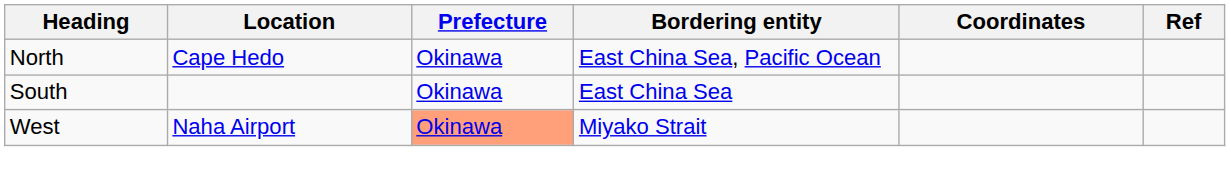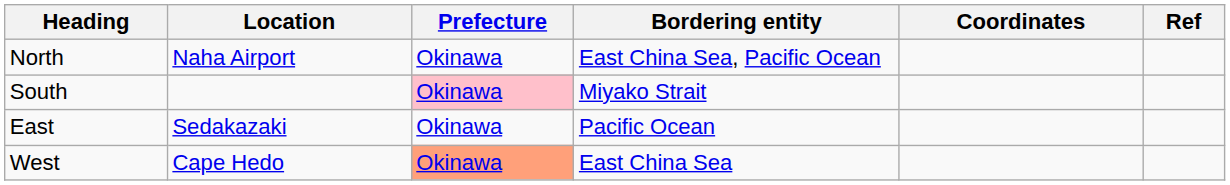(228, 57) Cape Hedo -> (234, 57) Naha Airport
(459, 92) no background -> (459, 92) pink background
(656, 92) East China Sea -> (643, 92) Miyako Strait
+ row: (32, 127)
(234, 127) Naha Airport -> (228, 162) Cape Hedo
(643, 127) Miyako Strait -> (656, 162) East China Sea
